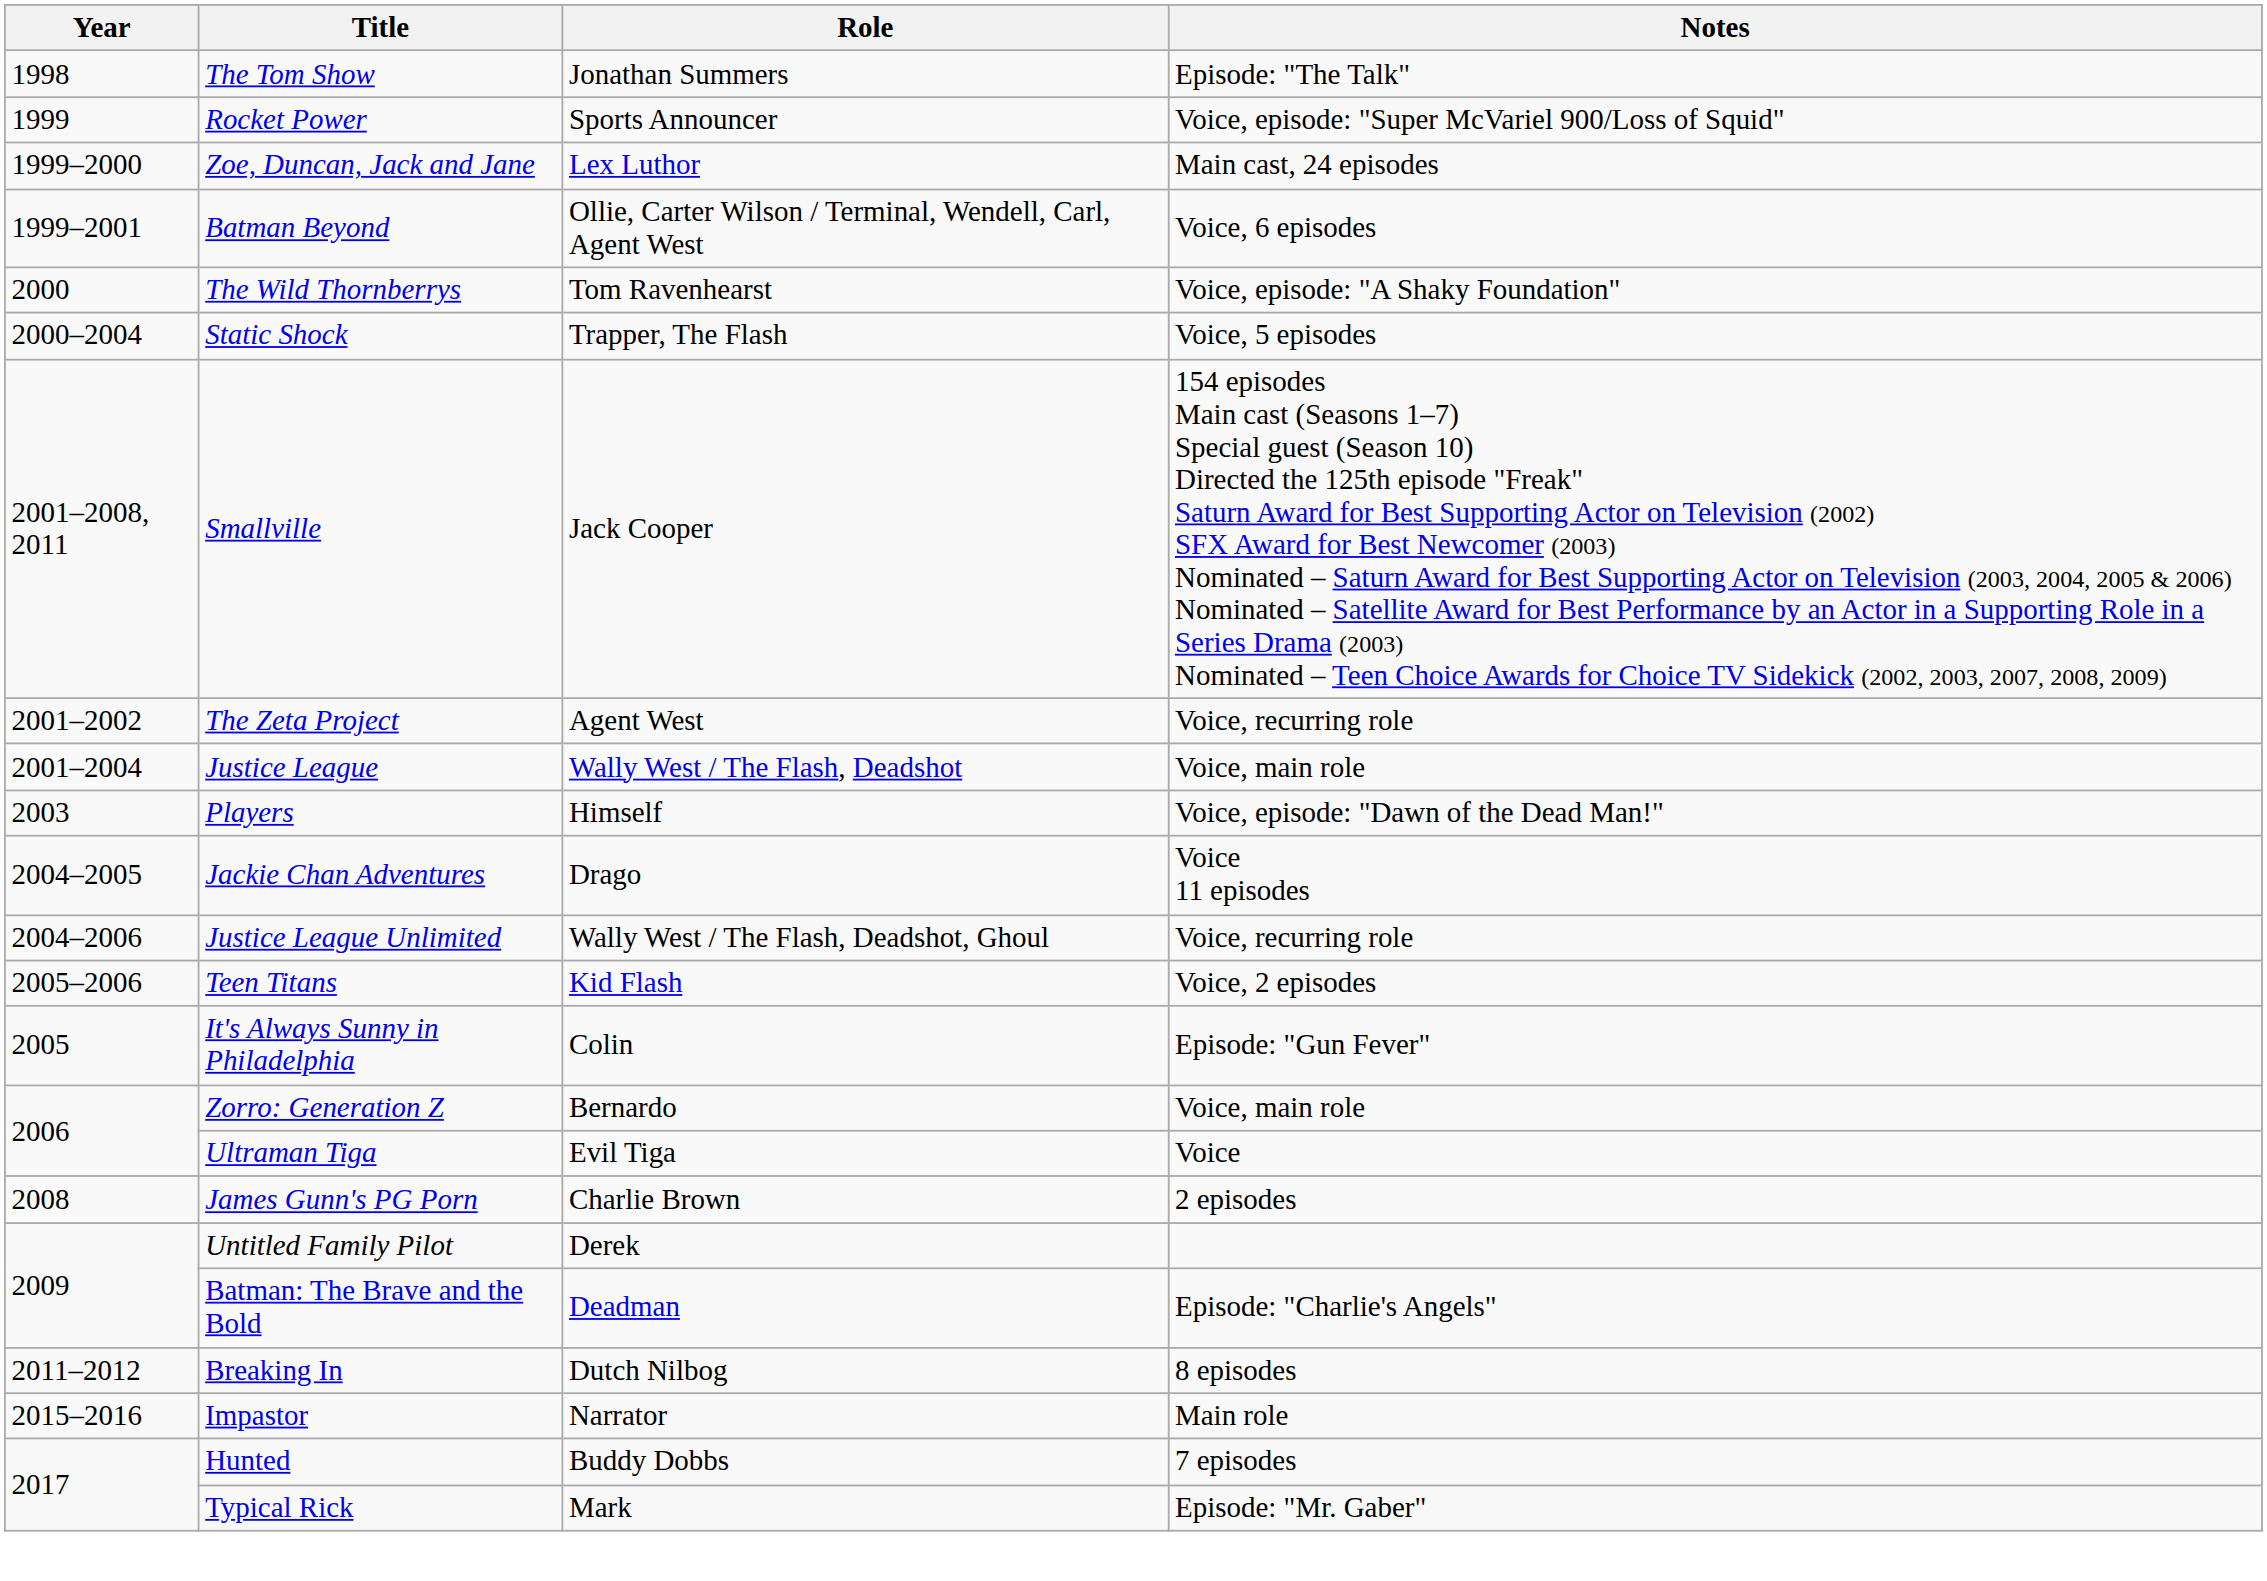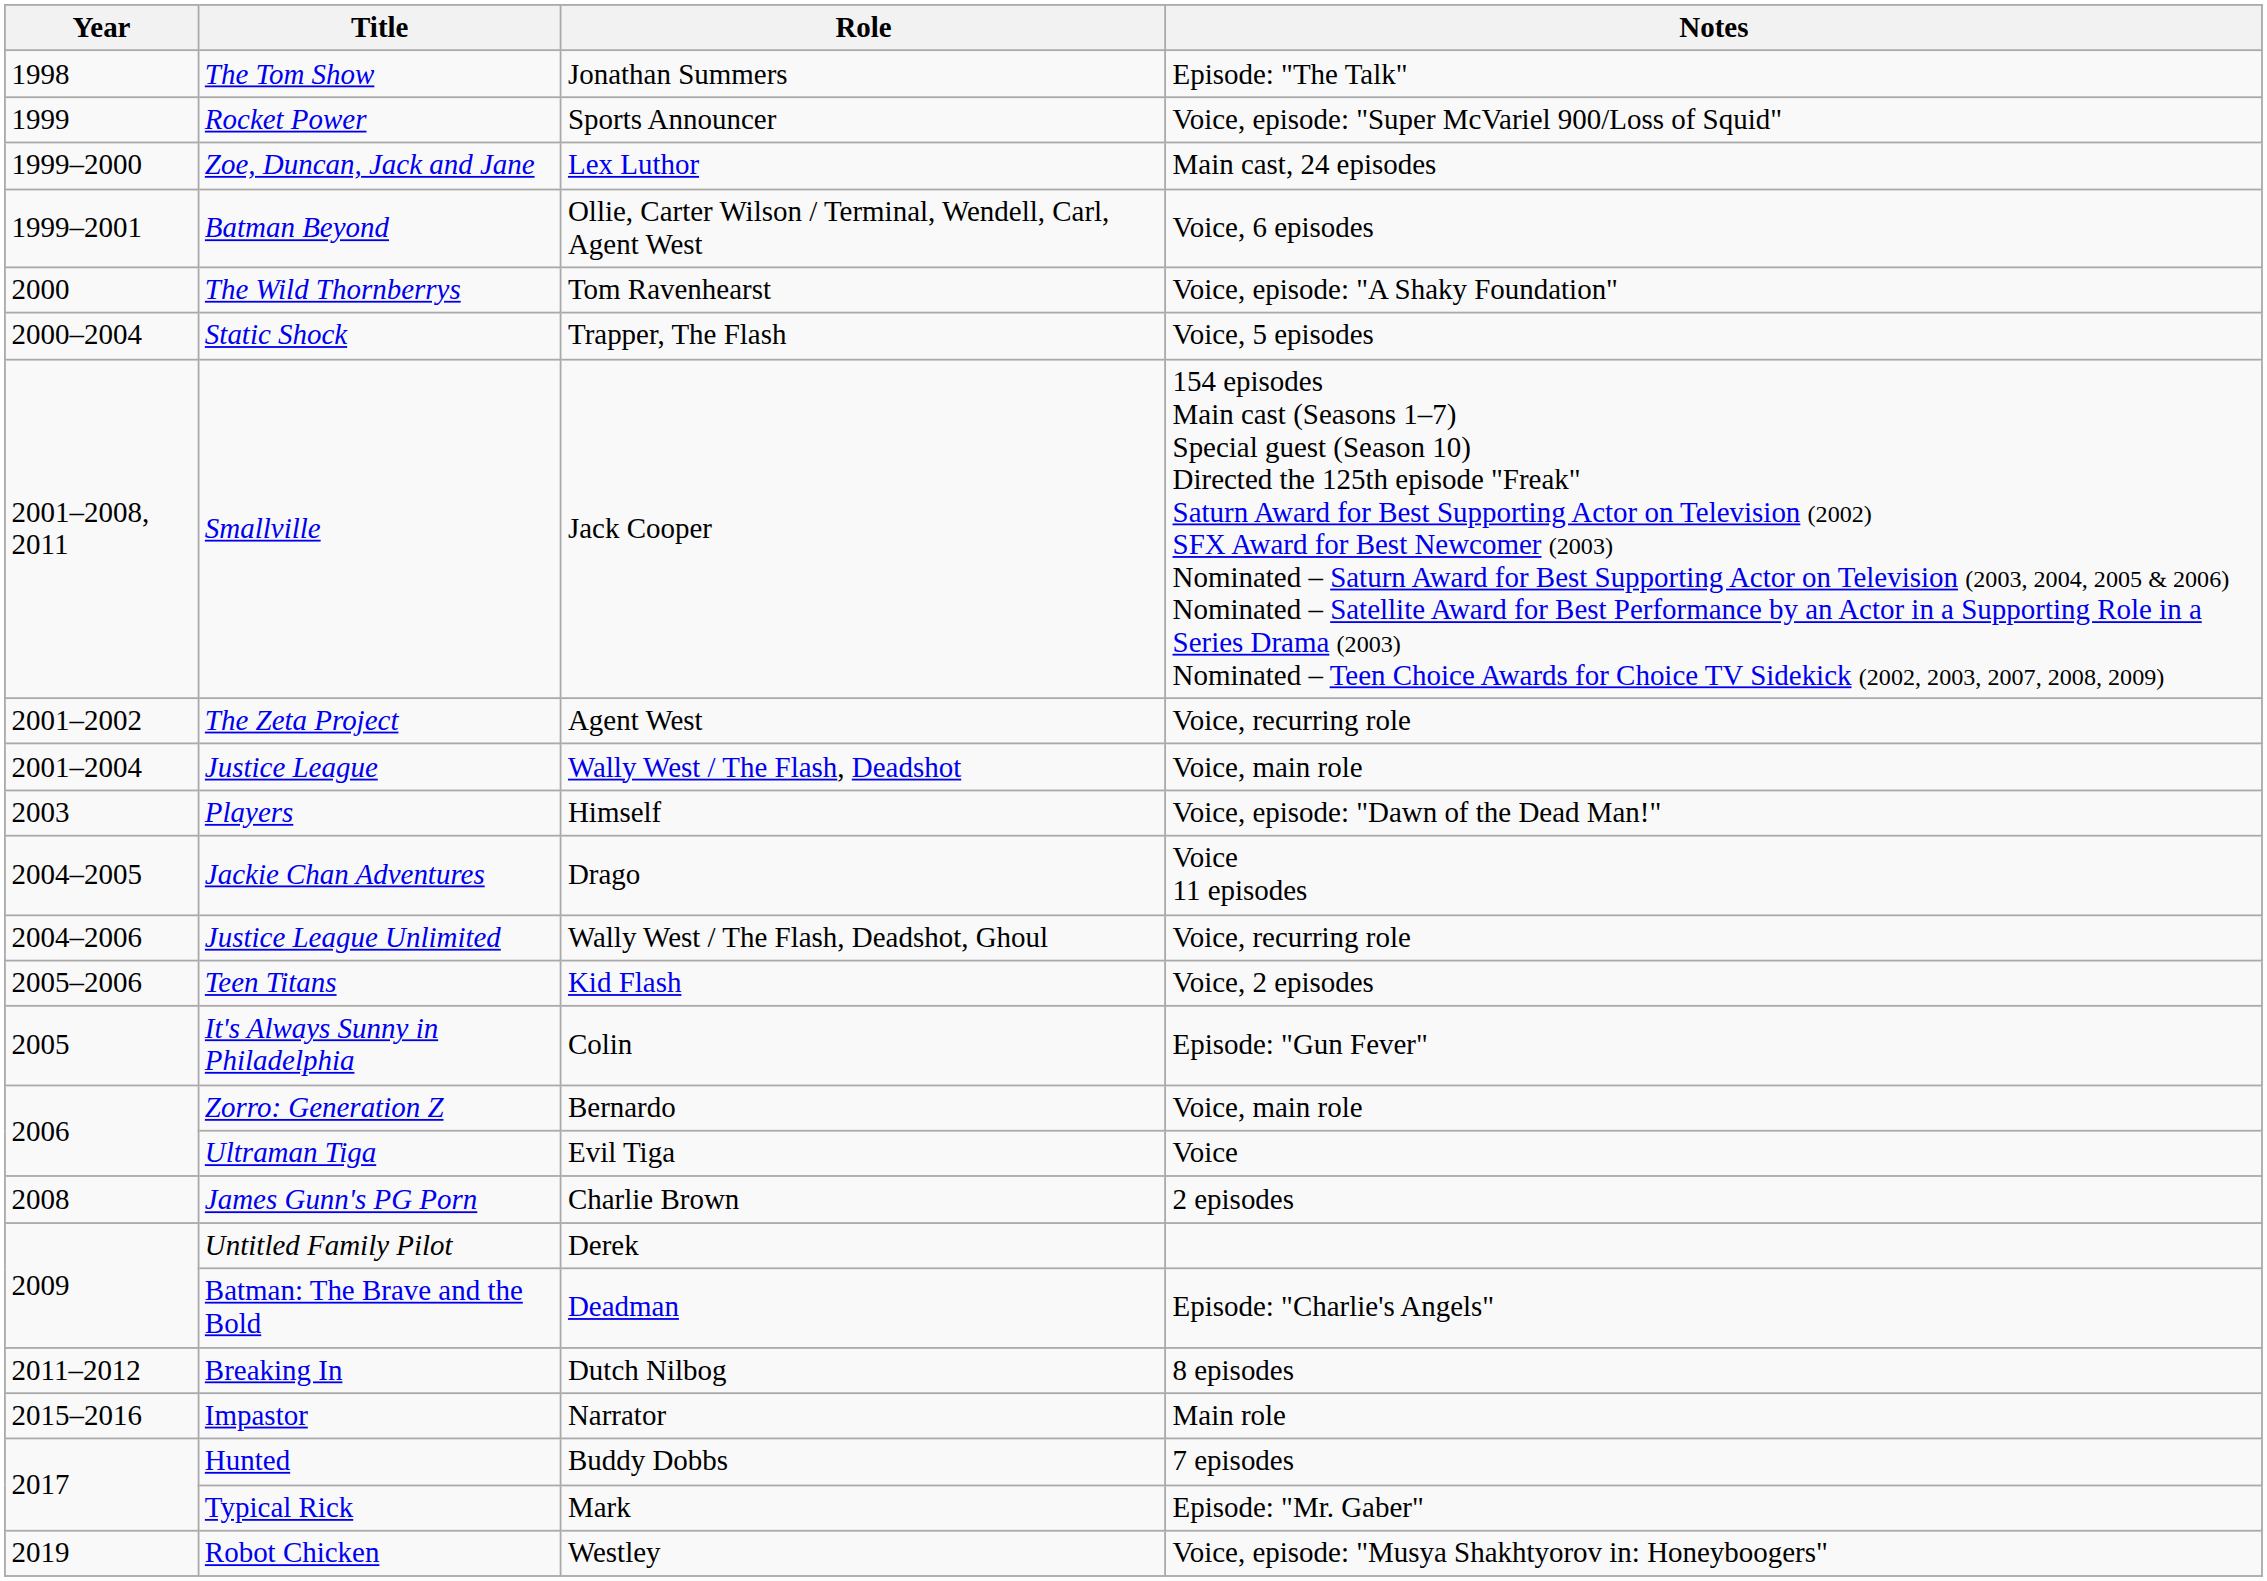+ row: (292, 1553)
